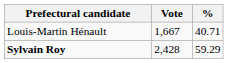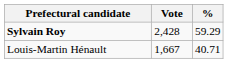rows swapped: (36, 49) <-> (57, 31)
